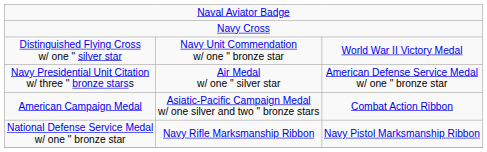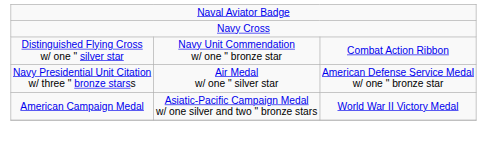(402, 50) World War II Victory Medal -> (398, 50) Combat Action Ribbon
(402, 106) Combat Action Ribbon -> (398, 106) World War II Victory Medal
- row: (80, 134)
